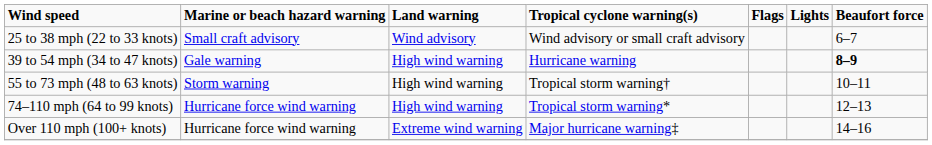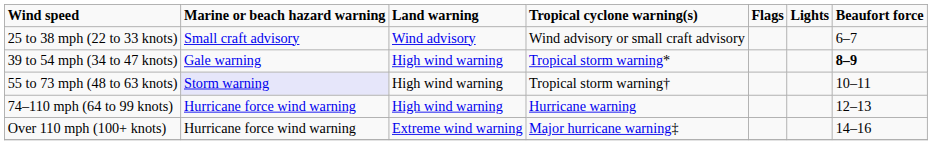(583, 60) Hurricane warning -> (600, 60) Tropical storm warning*
(227, 83) no background -> (227, 83) lavender background
(600, 106) Tropical storm warning* -> (583, 106) Hurricane warning
